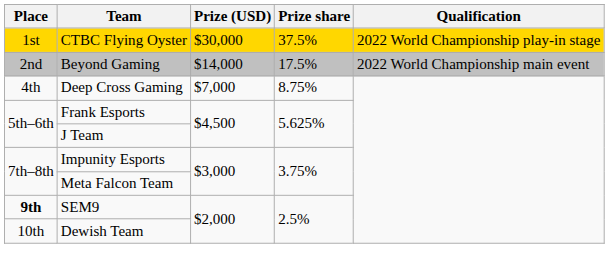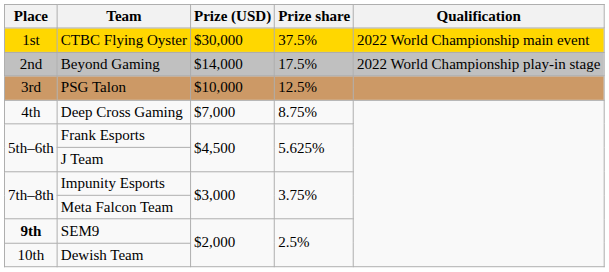(479, 40) 2022 World Championship play-in stage -> (473, 40) 2022 World Championship main event
(473, 64) 2022 World Championship main event -> (479, 64) 2022 World Championship play-in stage
+ row: (93, 87)
